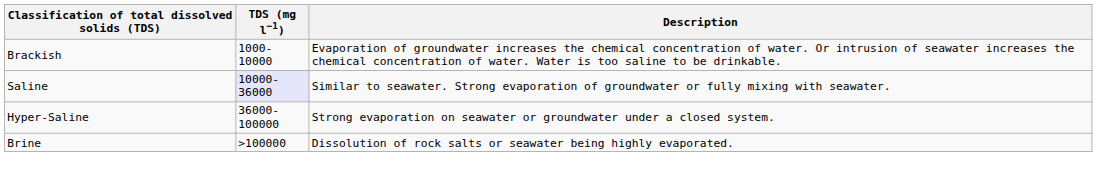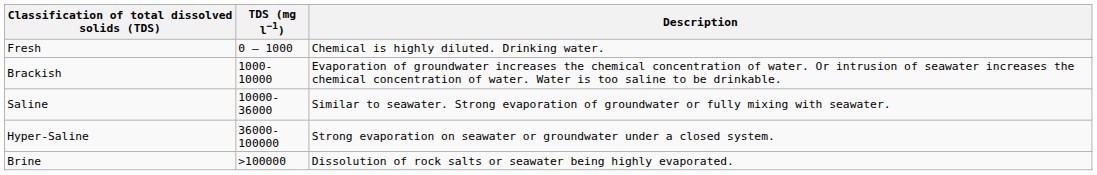+ row: (24, 48)
(259, 86) lavender background -> (259, 104) no background
